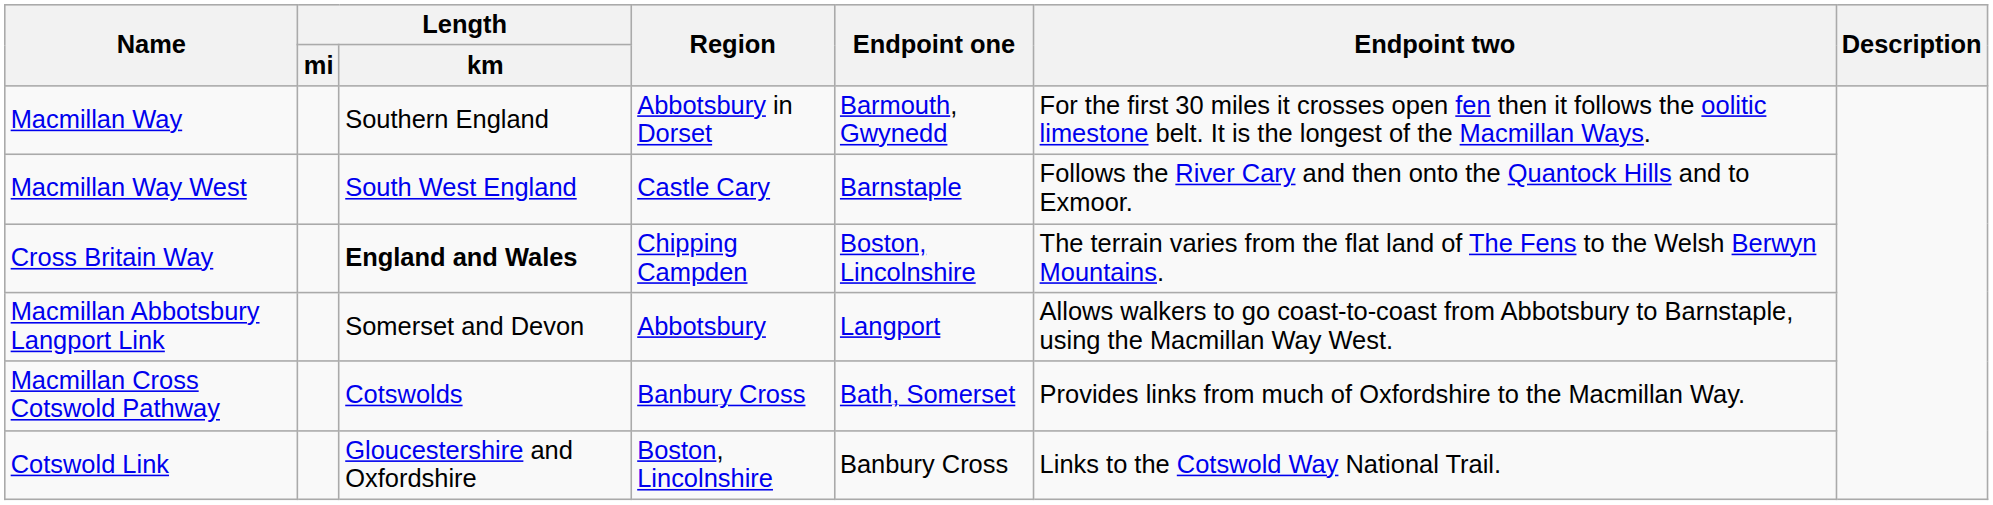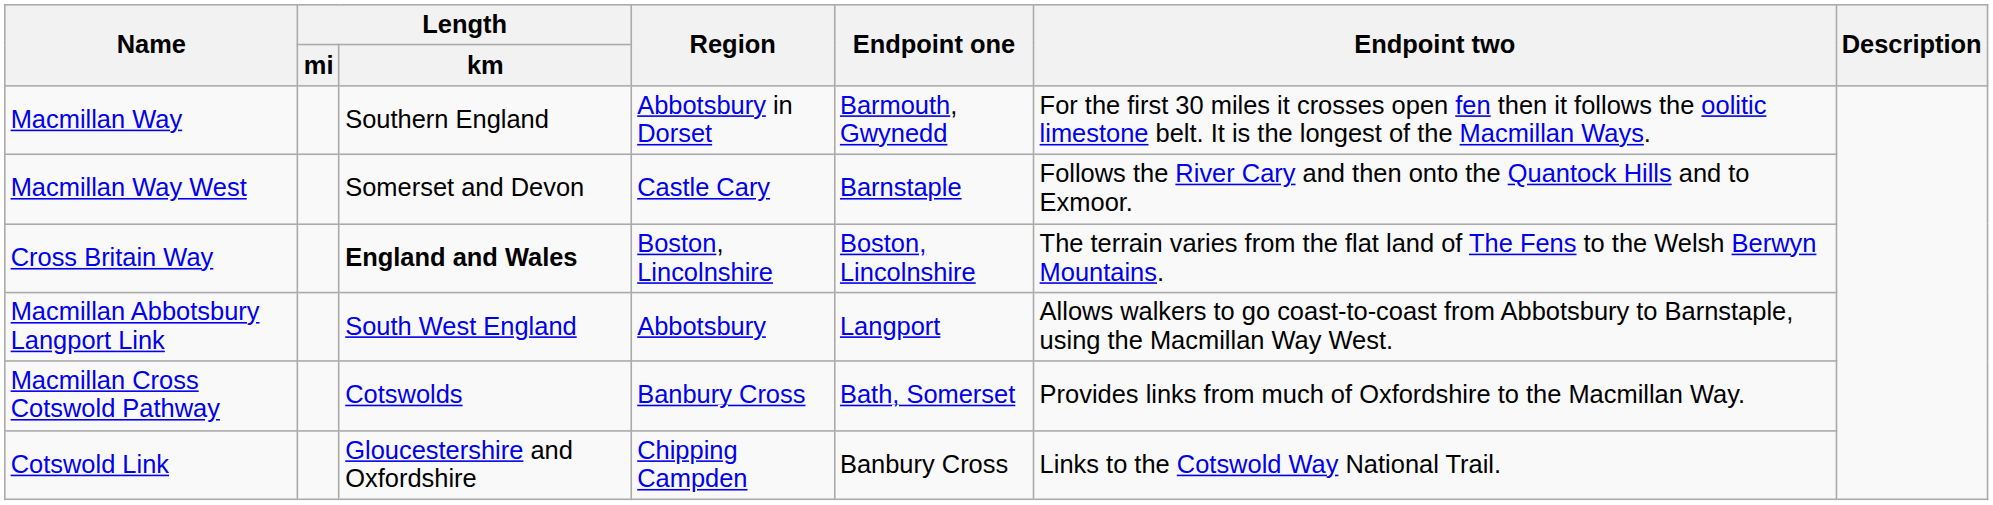(461, 188) South West England -> (465, 188) Somerset and Devon
(692, 257) Chipping Campden -> (705, 257) Boston, Lincolnshire
(465, 326) Somerset and Devon -> (461, 326) South West England
(705, 464) Boston, Lincolnshire -> (692, 464) Chipping Campden
